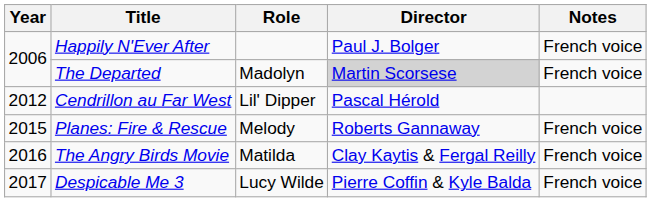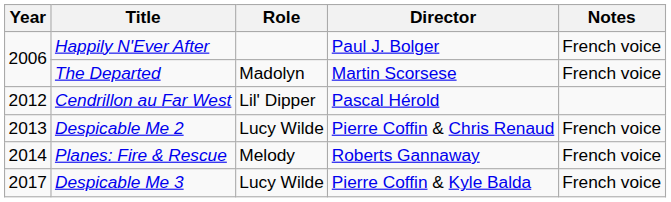(394, 73) lightgrey background -> (394, 73) no background
+ row: (119, 127)
(28, 127) 2015 -> (28, 155) 2014
- row: (142, 155)
